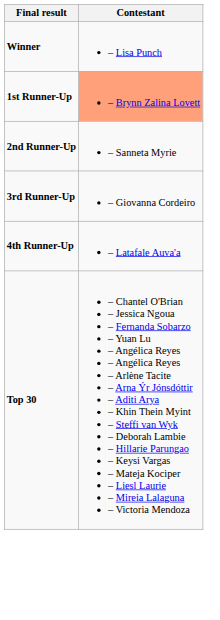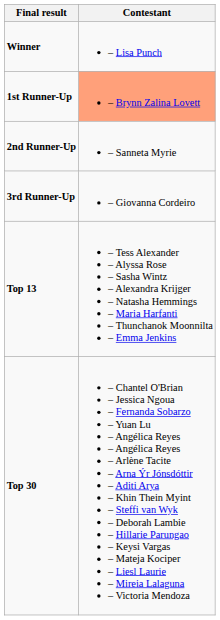- row: (40, 246)
+ row: (22, 289)
